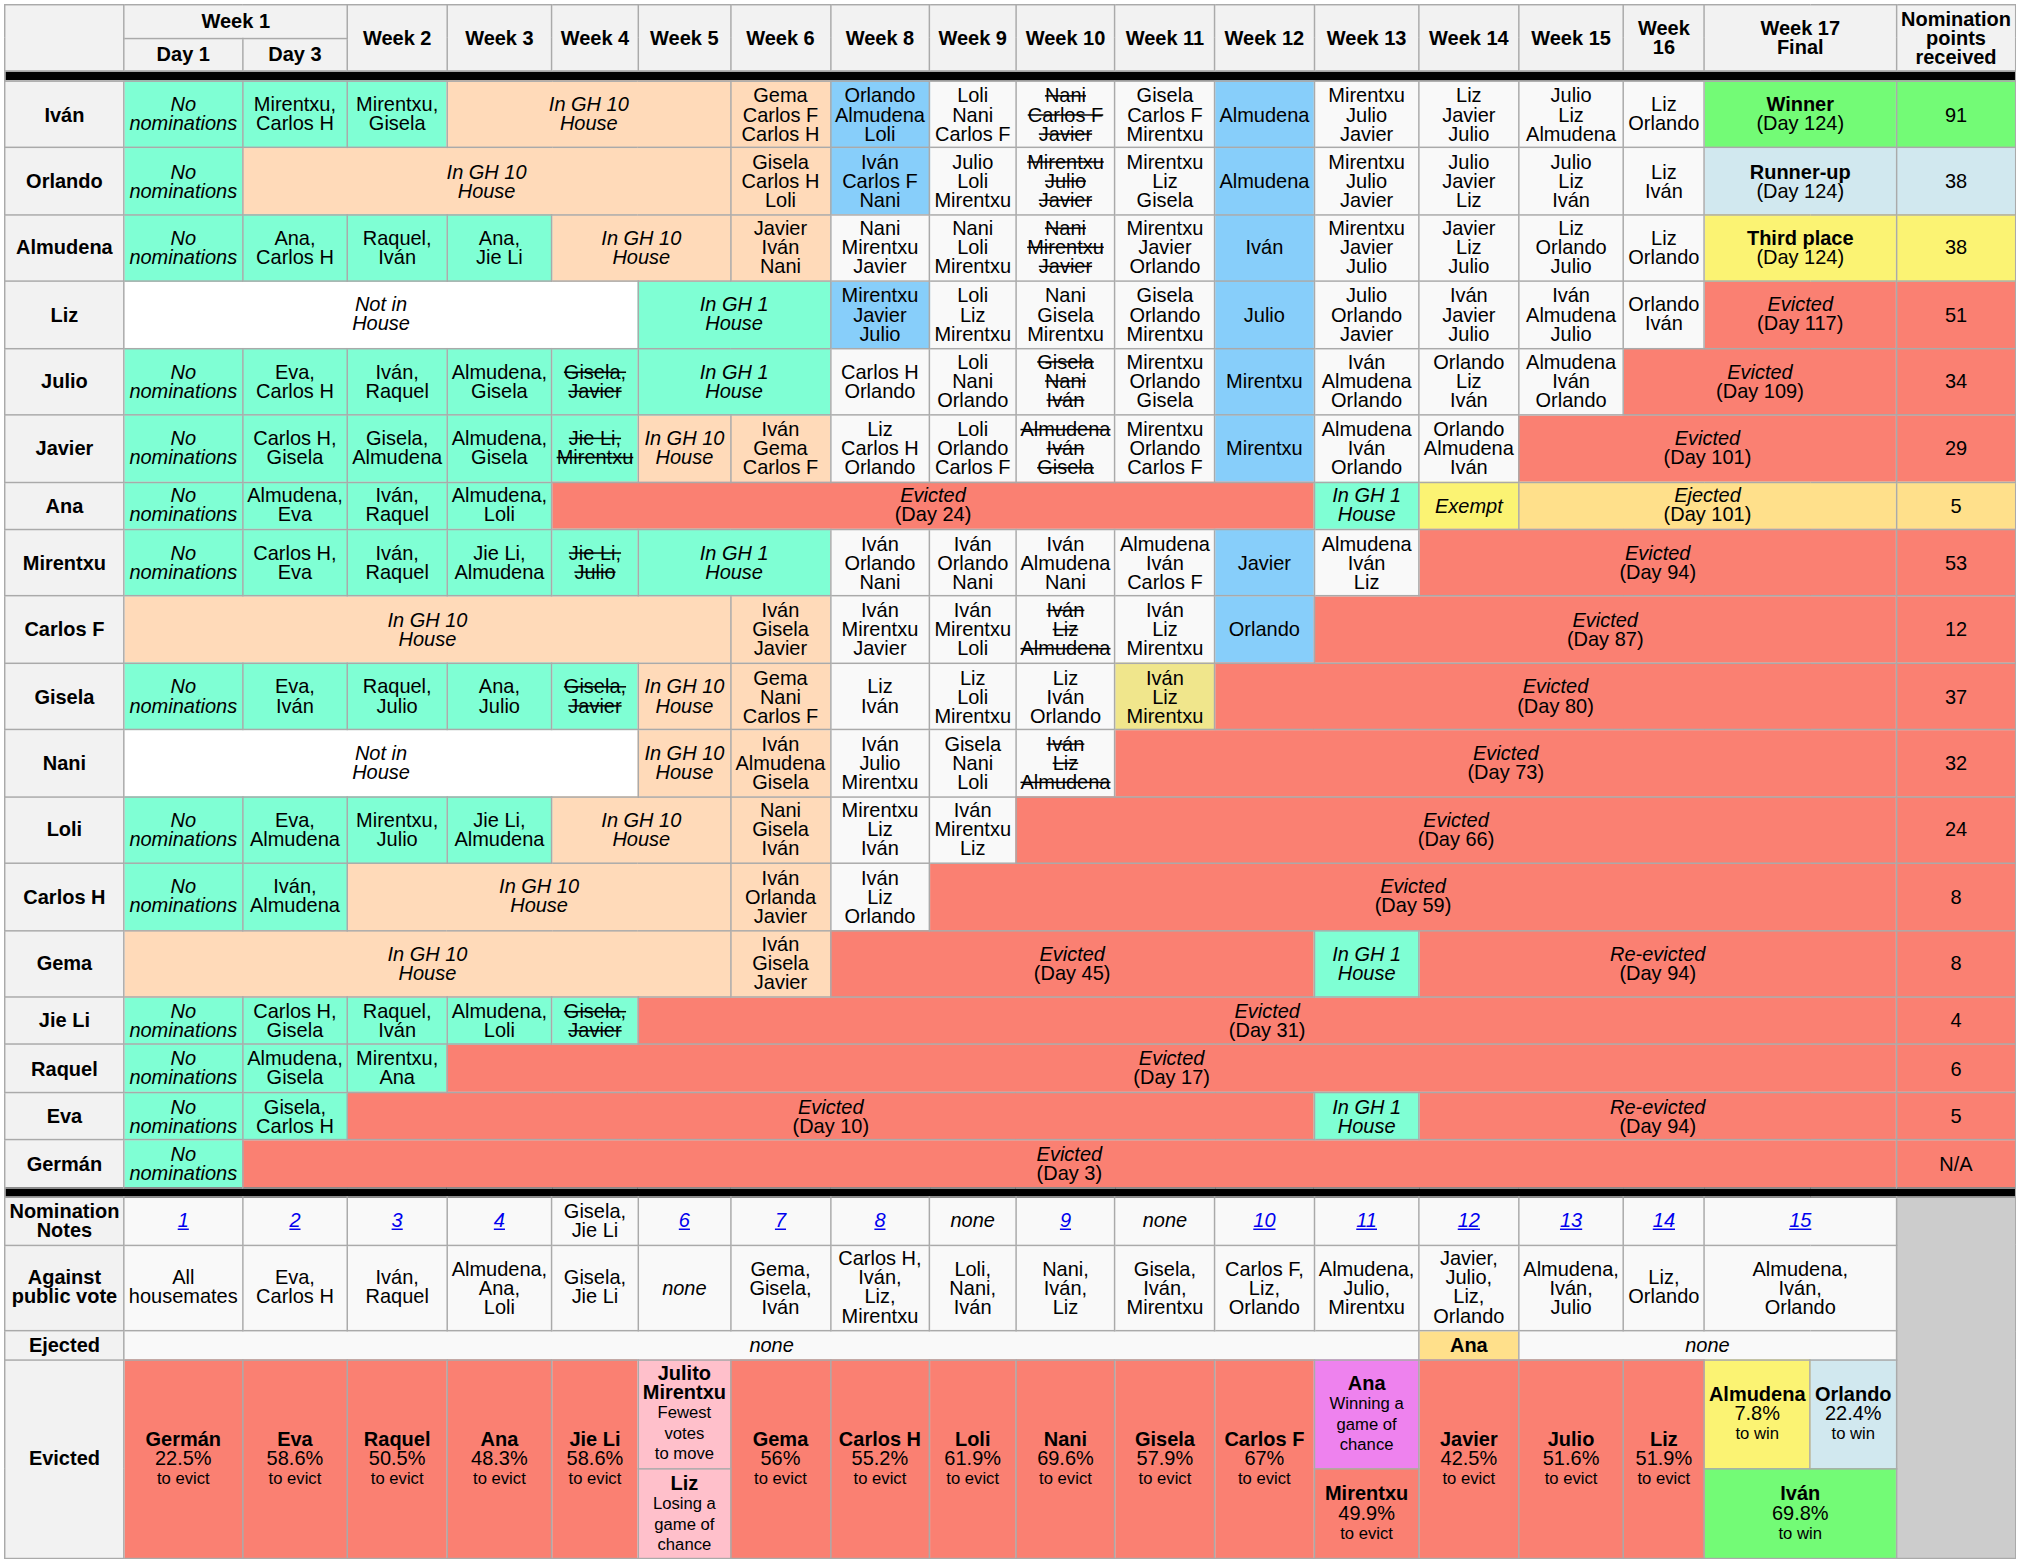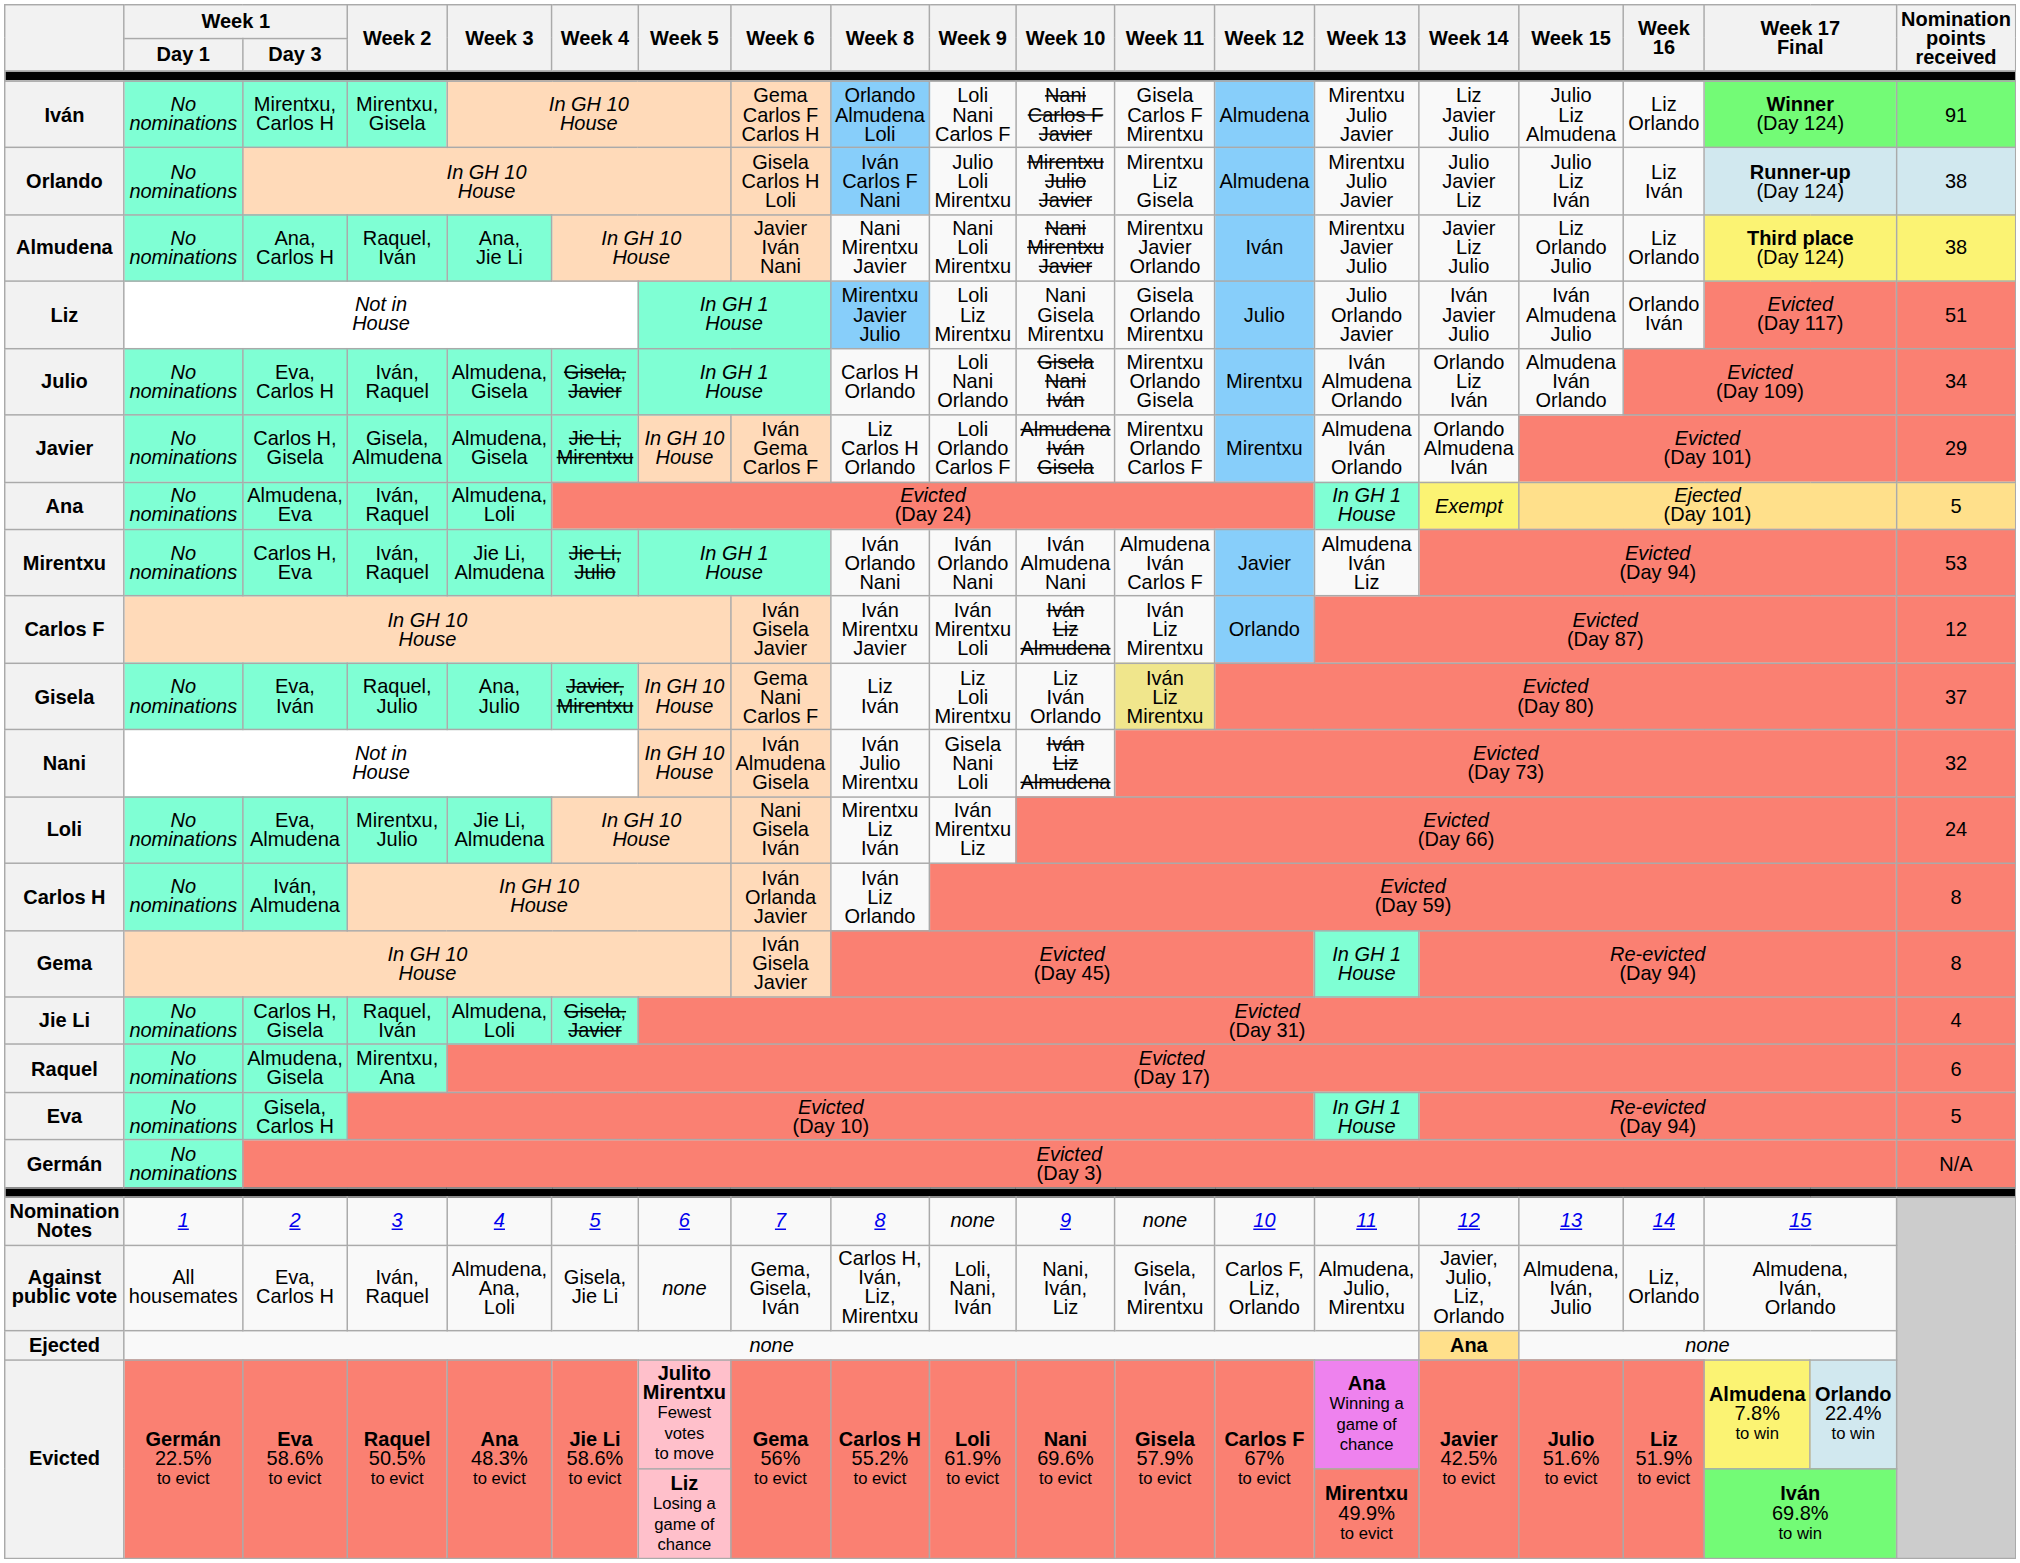(595, 696) Gisela, Javier -> (595, 696) Javier, Mirentxu
(595, 1221) Gisela, Jie Li -> (595, 1221) 5
